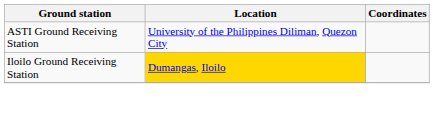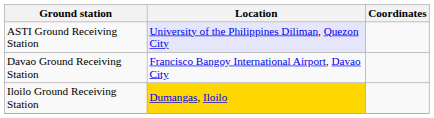(252, 37) no background -> (254, 37) lavender background
+ row: (64, 67)
